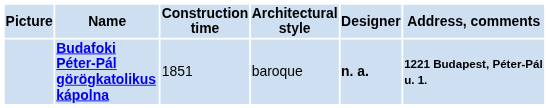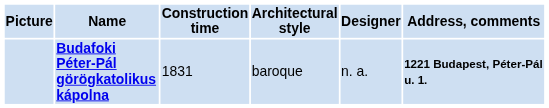(177, 71) 1851 -> (177, 71) 1831
(355, 71) bold -> (355, 71) normal
